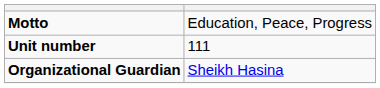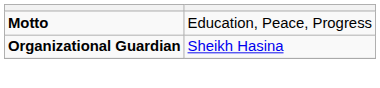- row: (52, 46)
